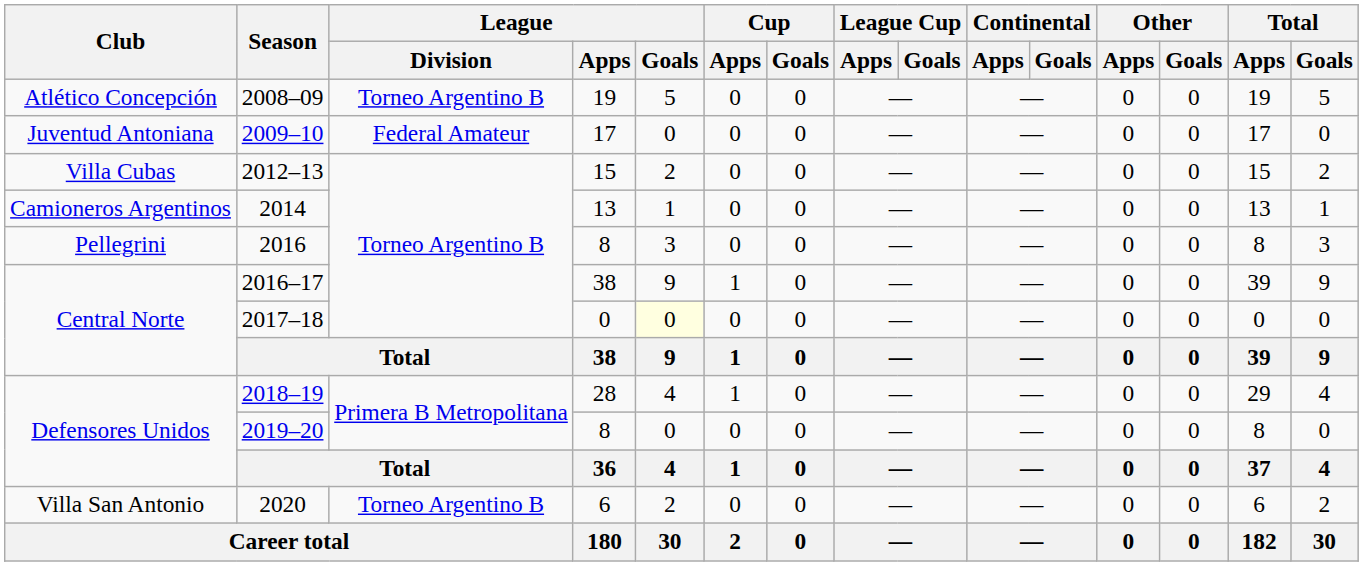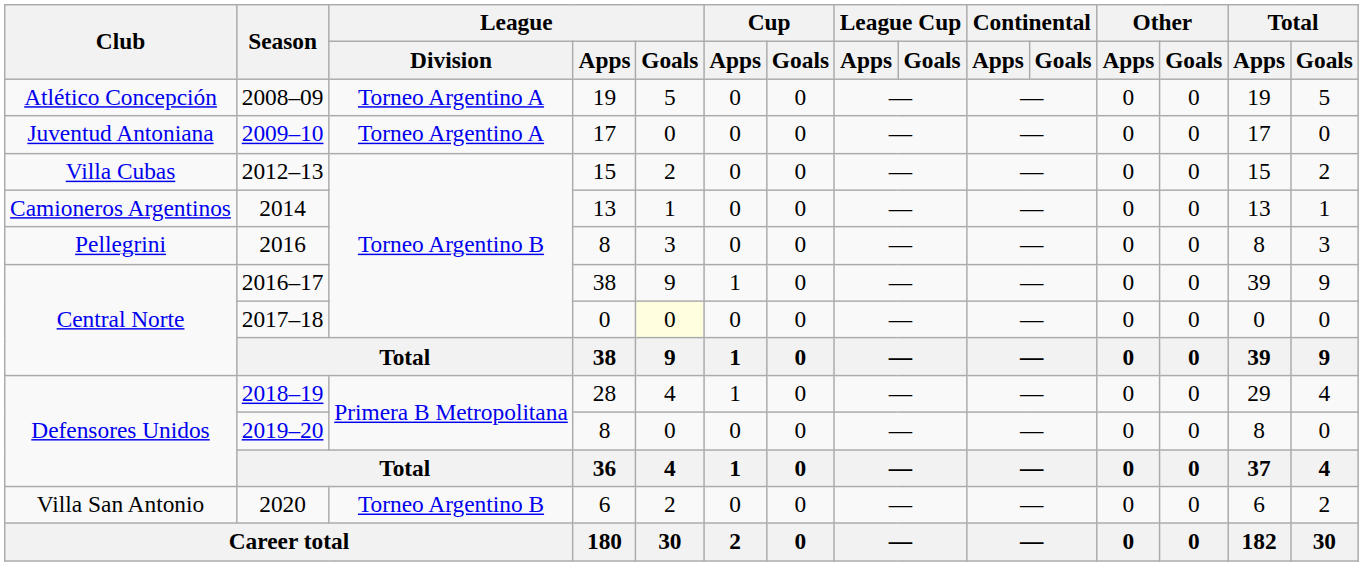(451, 97) Torneo Argentino B -> (451, 97) Torneo Argentino A
(451, 134) Federal Amateur -> (451, 134) Torneo Argentino A
